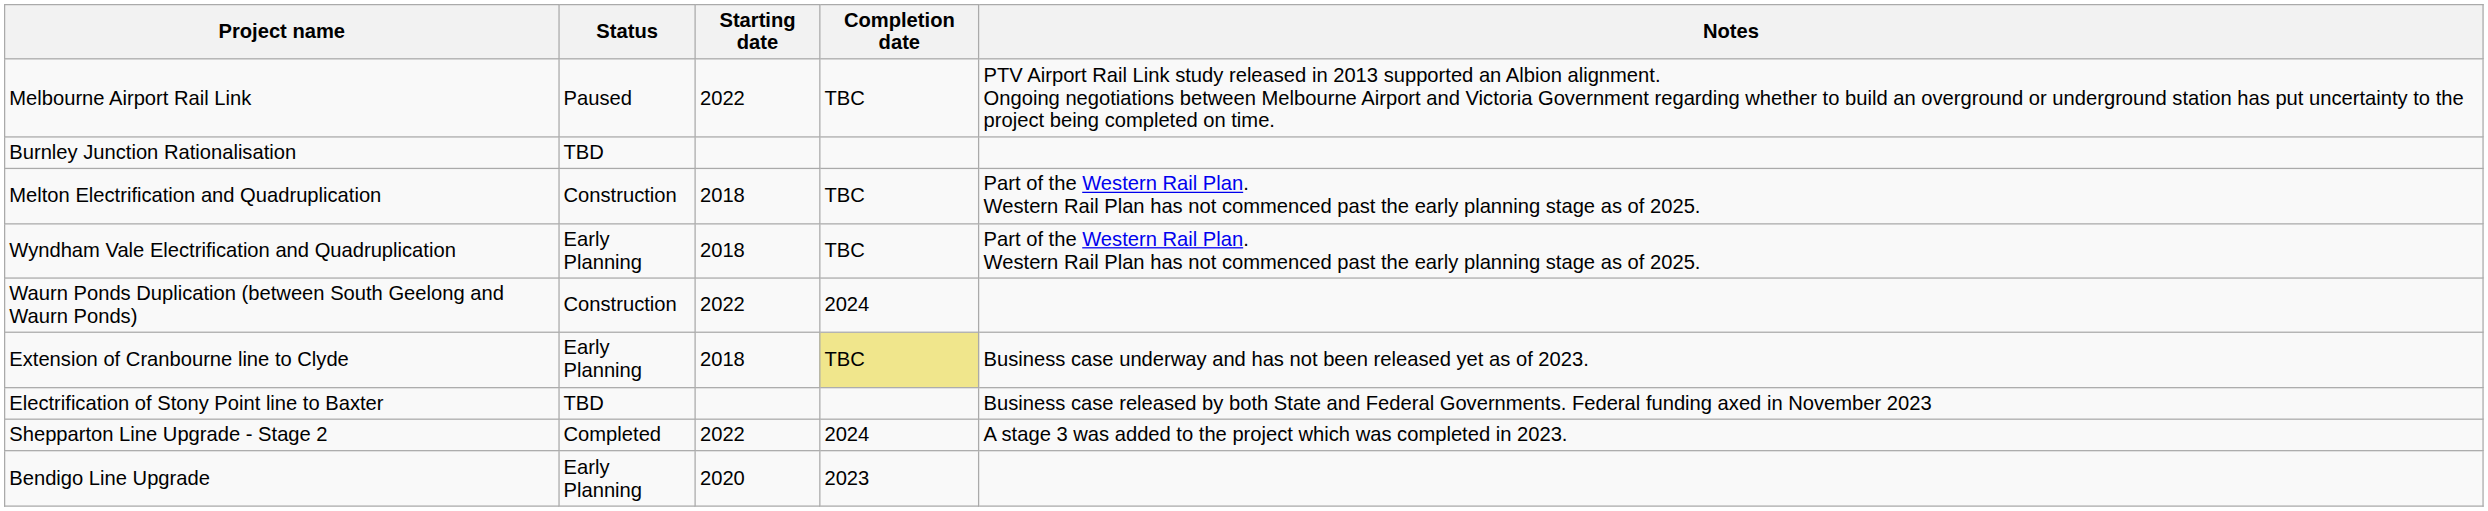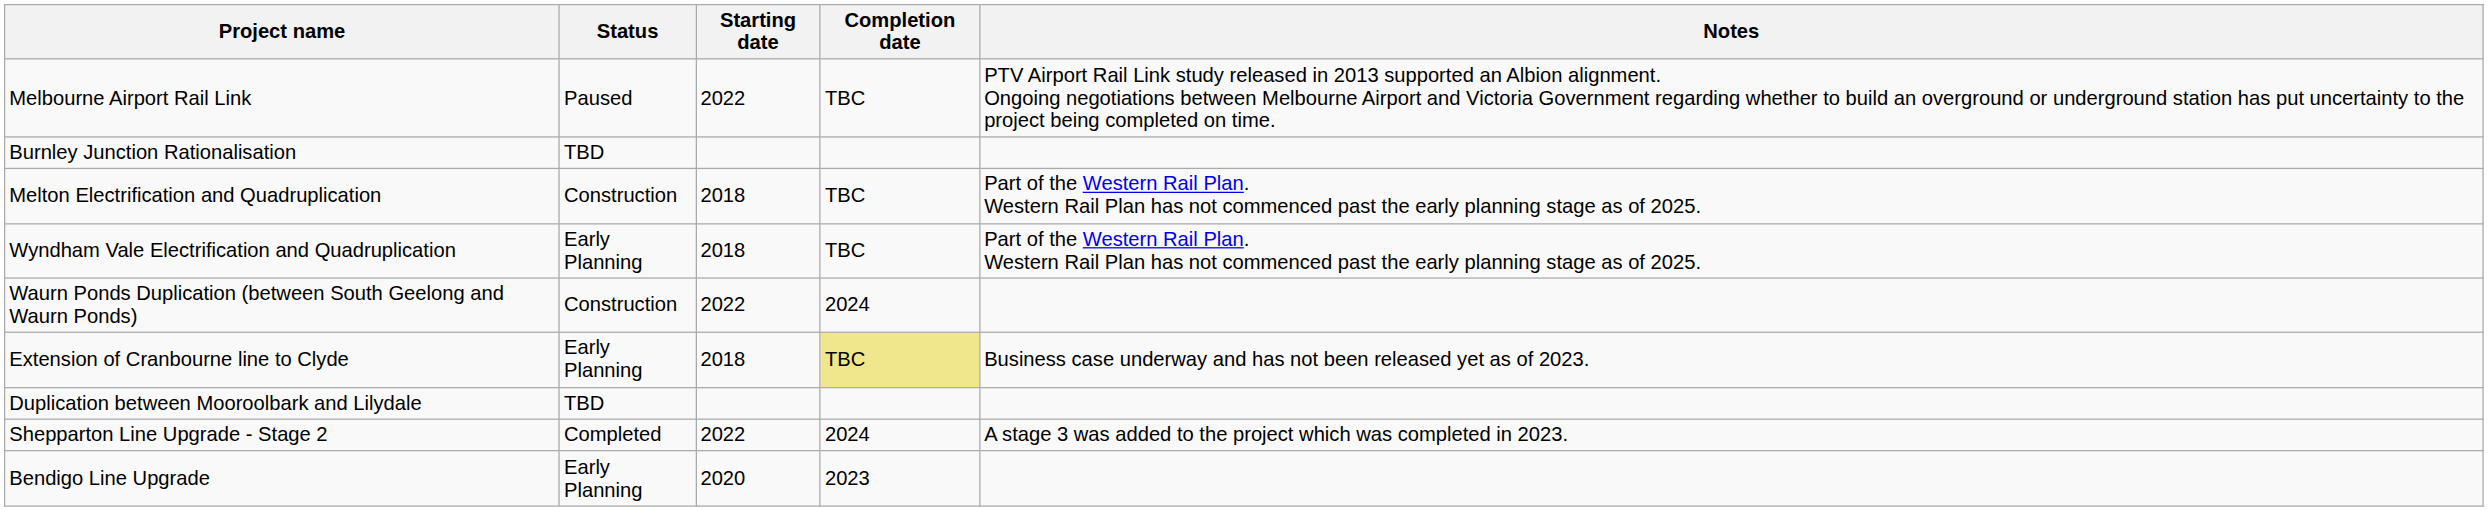- row: (196, 403)
+ row: (215, 403)
